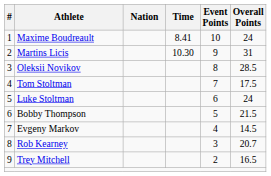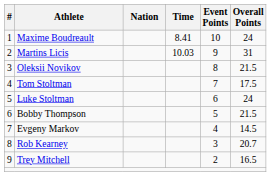(183, 53) 10.30 -> (183, 53) 10.03
(248, 68) 28.5 -> (248, 68) 21.5
